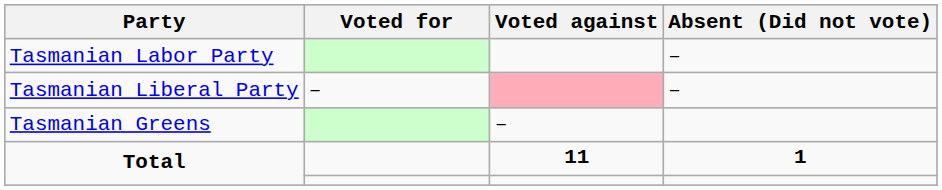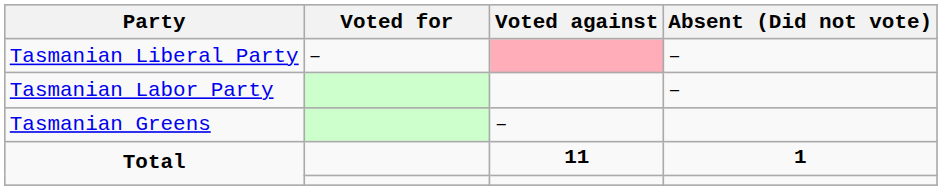rows swapped: (142, 56) <-> (154, 90)
